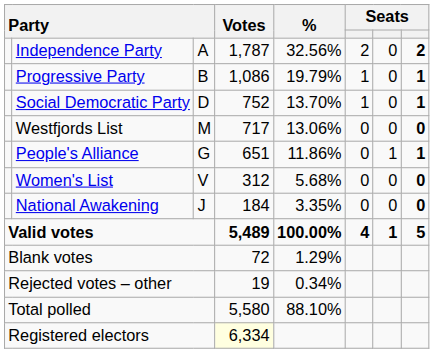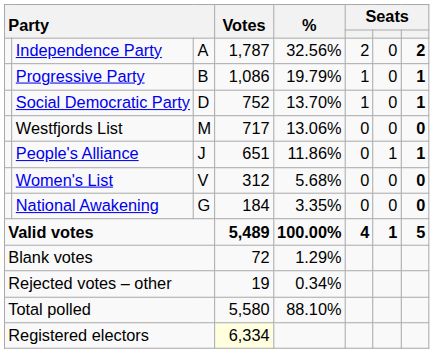(204, 154) G -> (202, 154) J
(202, 206) J -> (204, 206) G
